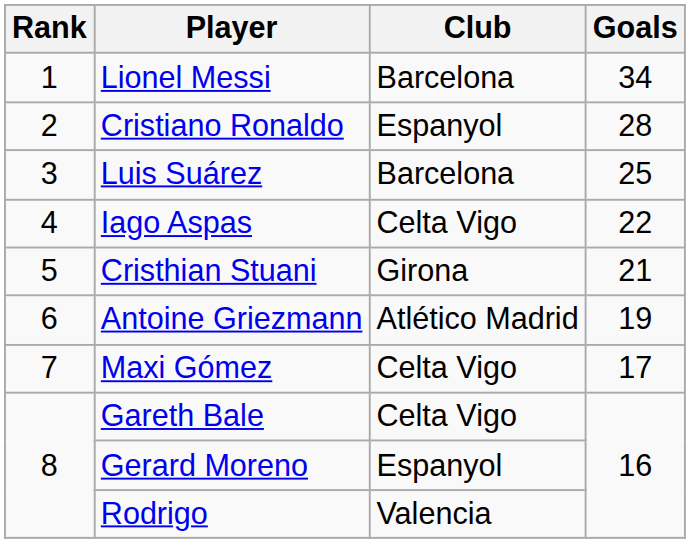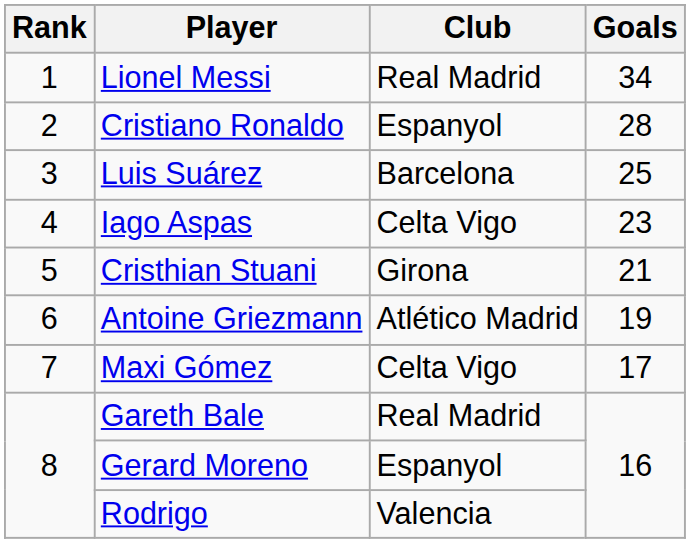(445, 77) Barcelona -> (459, 77) Real Madrid
(635, 222) 22 -> (635, 222) 23
(447, 416) Celta Vigo -> (459, 416) Real Madrid
